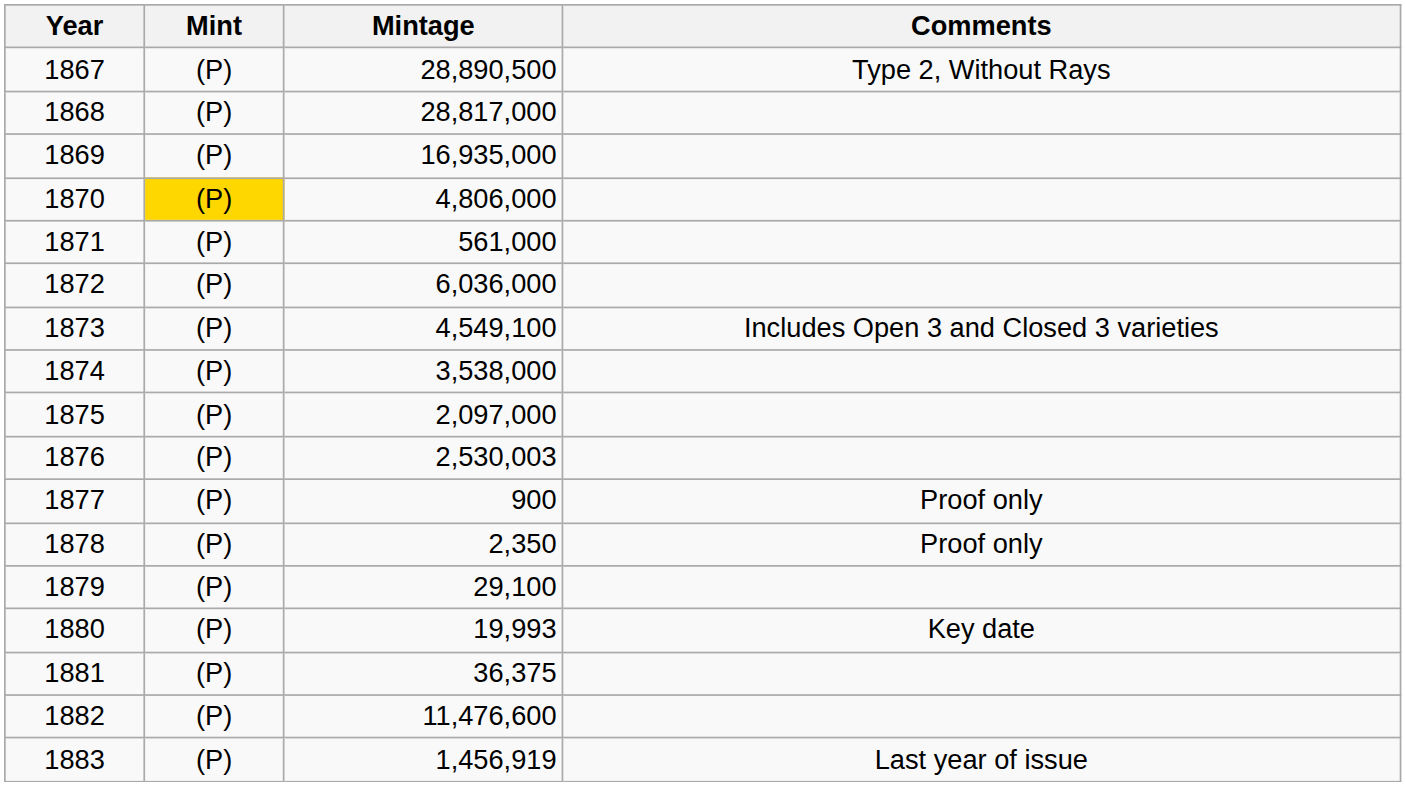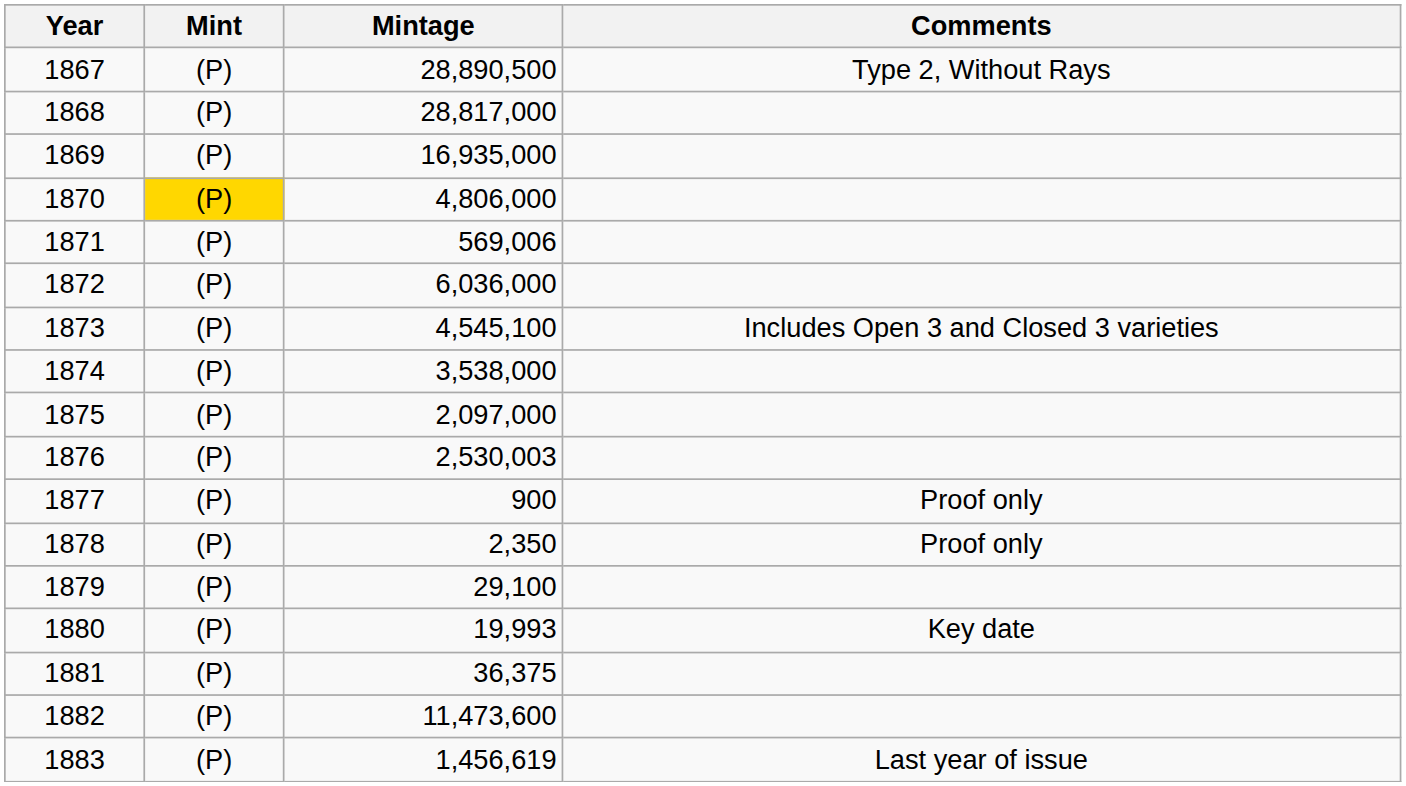(507, 241) 561,000 -> (507, 241) 569,006
(496, 328) 4,549,100 -> (496, 328) 4,545,100
(489, 716) 11,476,600 -> (489, 716) 11,473,600
(496, 759) 1,456,919 -> (496, 759) 1,456,619
